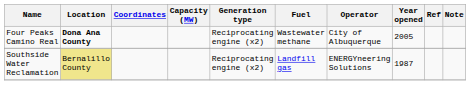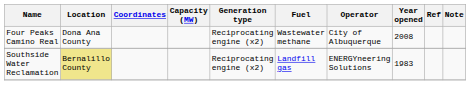(81, 37) bold -> (81, 37) normal
(404, 37) 2005 -> (404, 37) 2008
(404, 64) 1987 -> (404, 64) 1983
